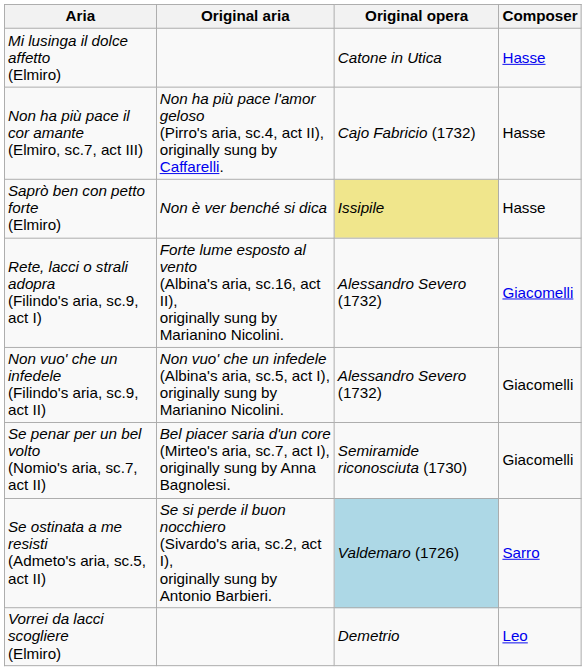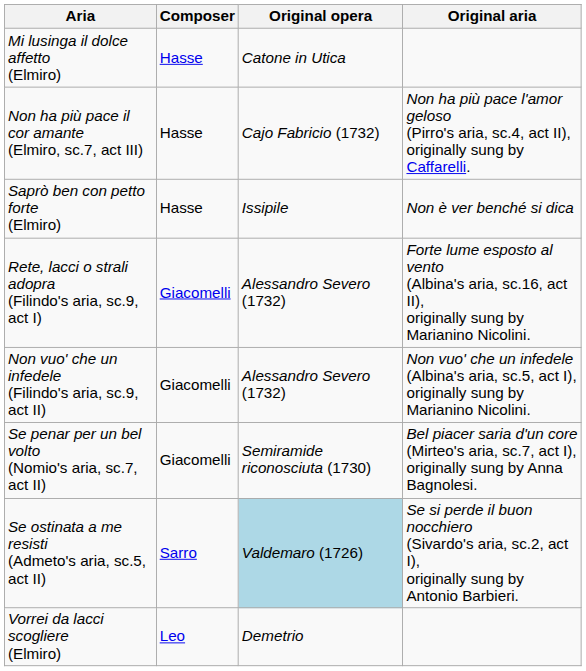columns swapped: (540, 16) <-> (245, 16)
(361, 208) khaki background -> (265, 208) no background
